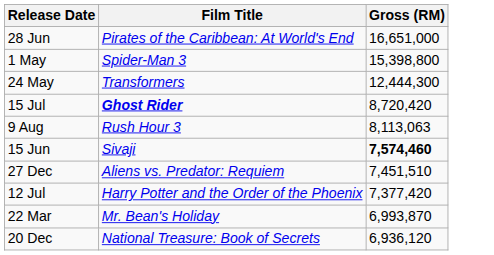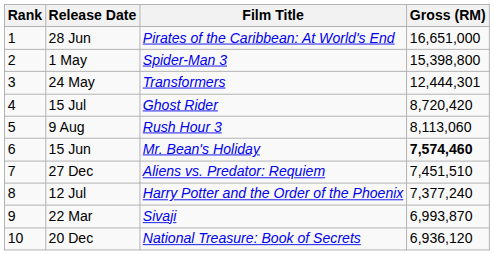+ column: (25, 15)
(404, 82) 12,444,300 -> (445, 82) 12,444,301
(142, 104) bold -> (180, 104) normal
(400, 127) 8,113,063 -> (441, 127) 8,113,060
(119, 149) Sivaji -> (201, 149) Mr. Bean's Holiday
(400, 194) 7,377,420 -> (441, 194) 7,377,240
(160, 216) Mr. Bean's Holiday -> (160, 216) Sivaji
